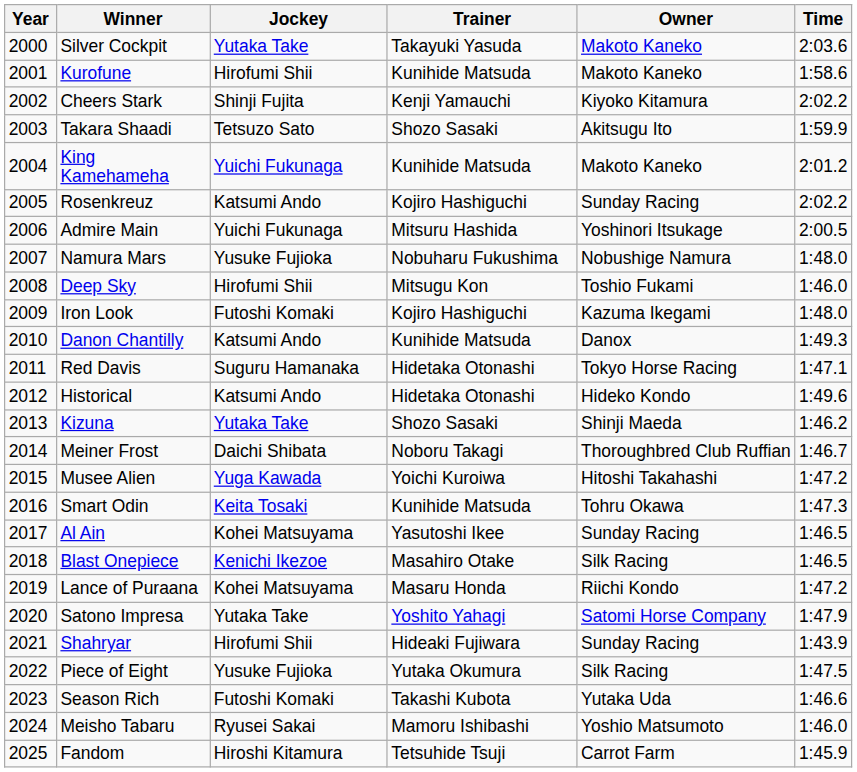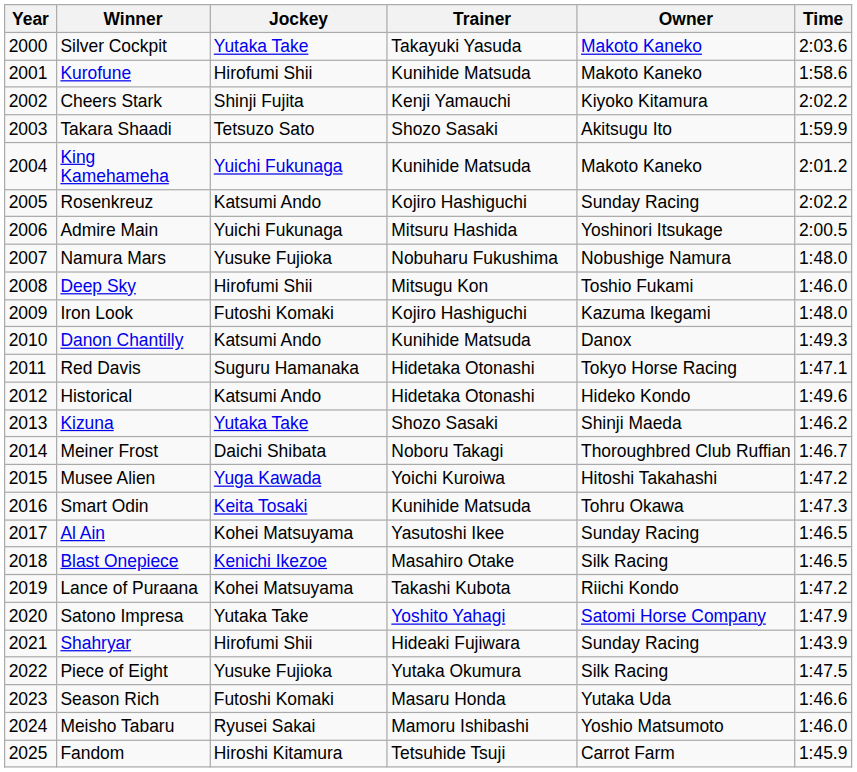(448, 589) Masaru Honda -> (451, 589) Takashi Kubota
(451, 699) Takashi Kubota -> (448, 699) Masaru Honda
